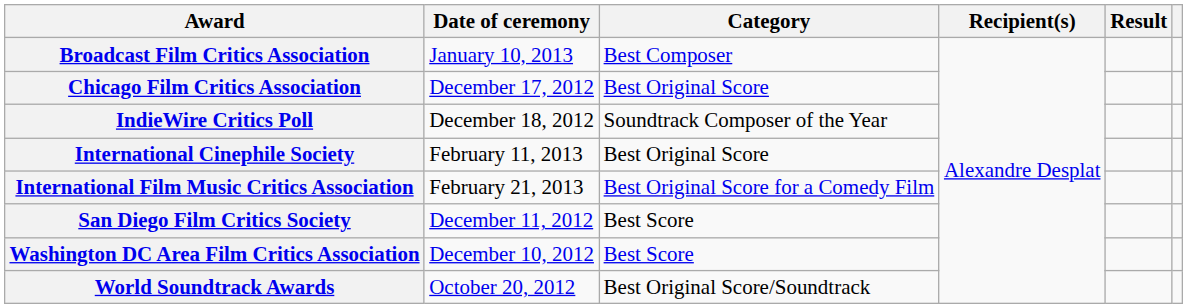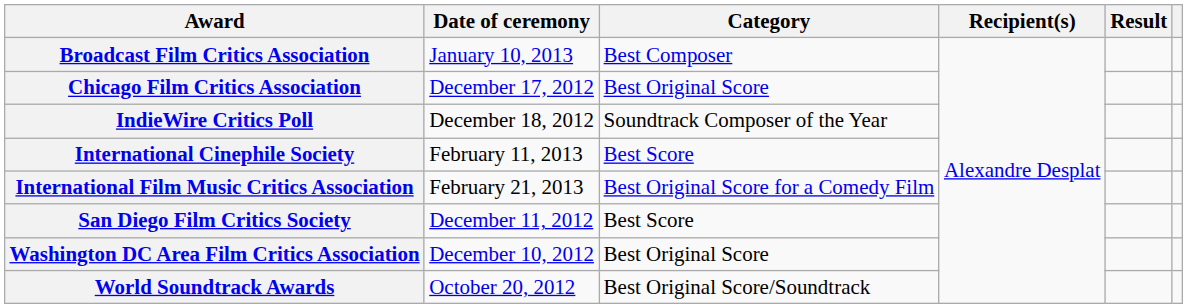(686, 154) Best Original Score -> (649, 154) Best Score
(649, 253) Best Score -> (686, 253) Best Original Score
